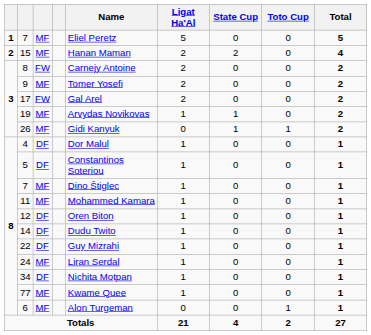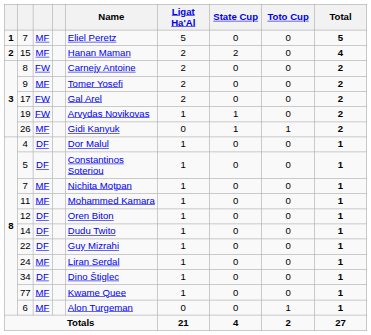(42, 114) MF -> (43, 114) FW
(93, 185) Dino Štiglec -> (100, 185) Nichita Moțpan
(100, 277) Nichita Moțpan -> (93, 277) Dino Štiglec
